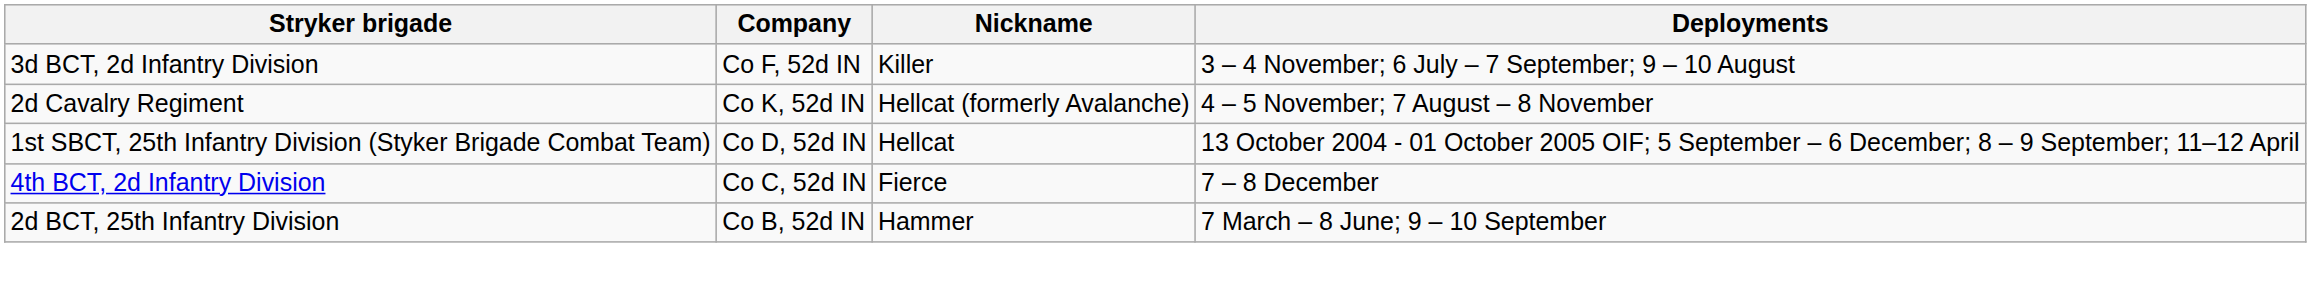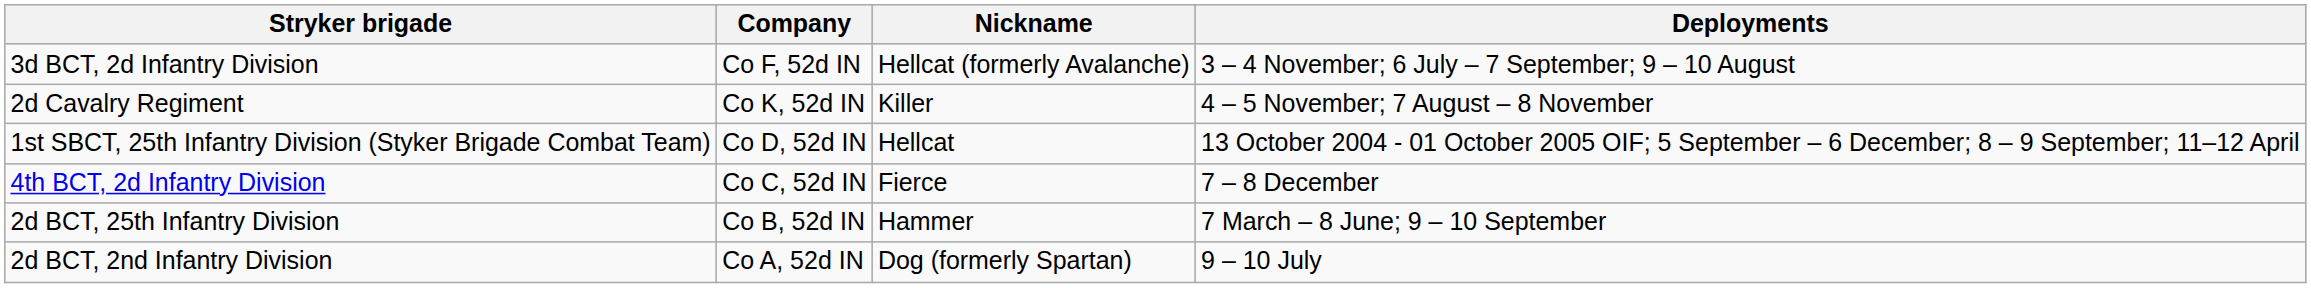(906, 63) Killer -> (1034, 63) Hellcat (formerly Avalanche)
(1034, 103) Hellcat (formerly Avalanche) -> (906, 103) Killer
+ row: (171, 261)
